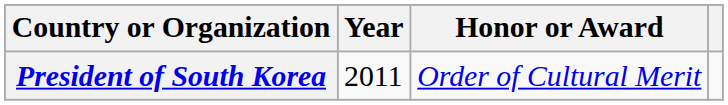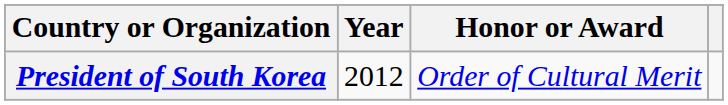(373, 75) 2011 -> (374, 75) 2012
